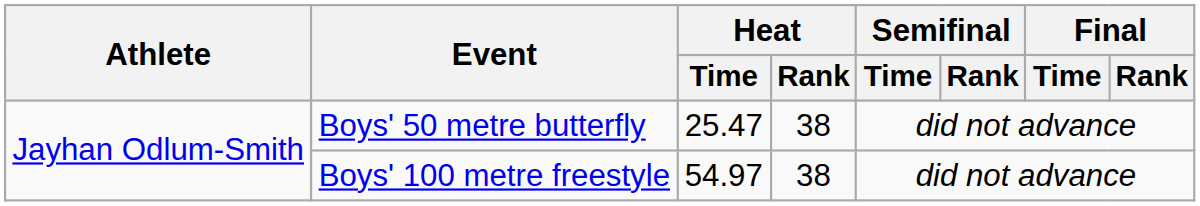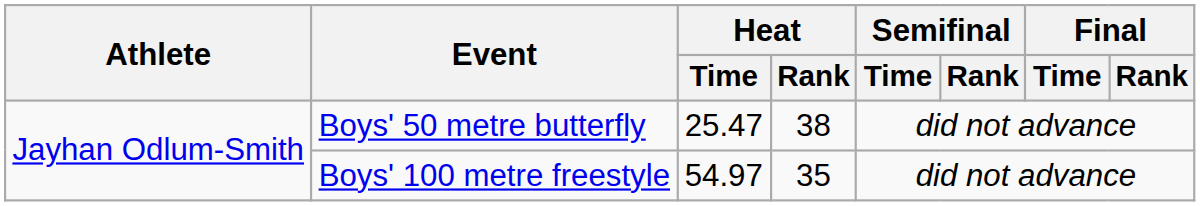(813, 175) 38 -> (813, 175) 35
